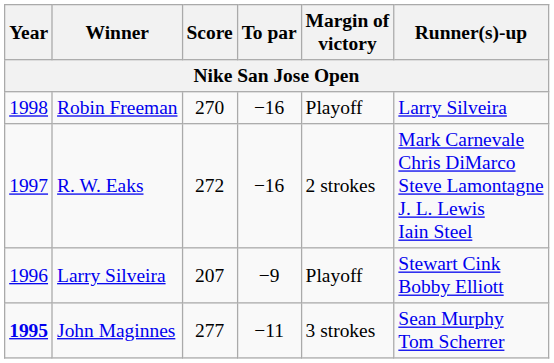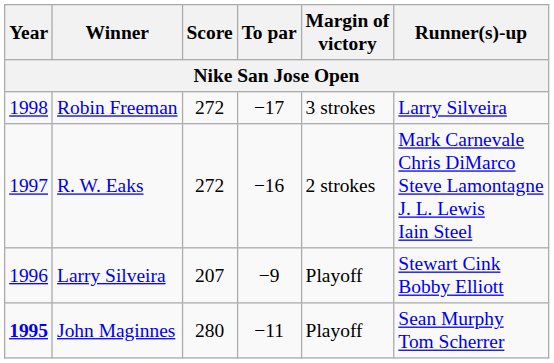(210, 107) 270 -> (210, 107) 272
(269, 107) −16 -> (269, 107) −17
(334, 107) Playoff -> (340, 107) 3 strokes
(210, 330) 277 -> (210, 330) 280
(340, 330) 3 strokes -> (334, 330) Playoff
